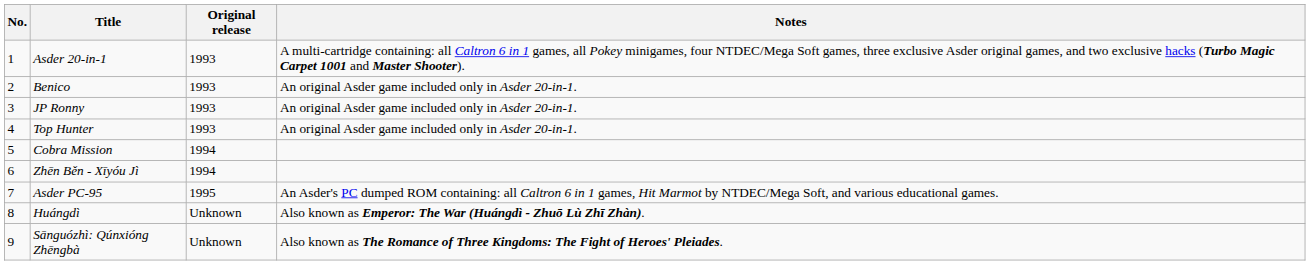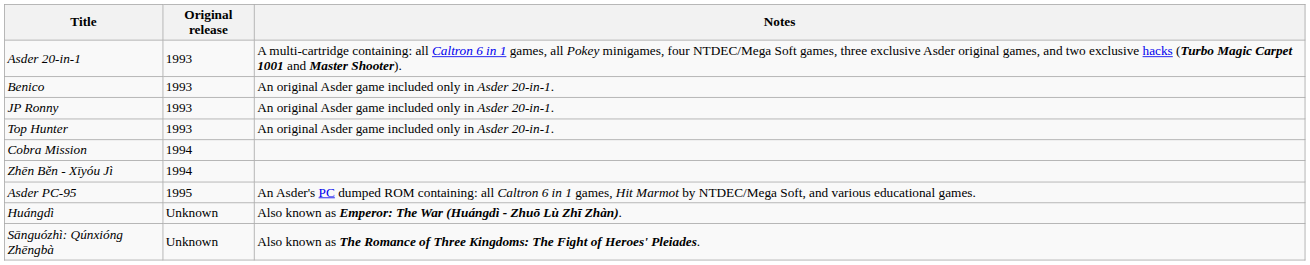- column: (17, 22)
